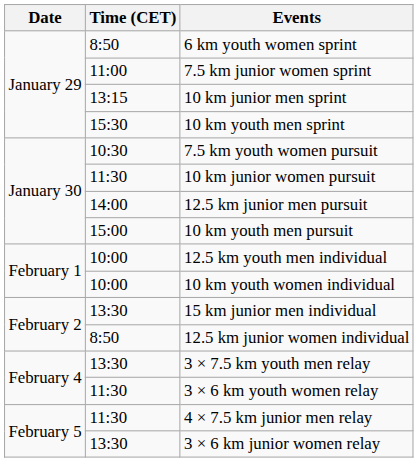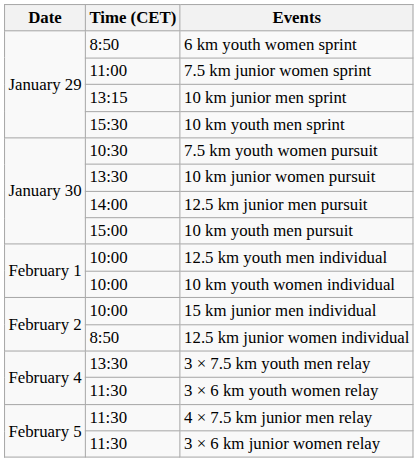(108, 177) 11:30 -> (109, 177) 13:30
(109, 310) 13:30 -> (109, 310) 10:00
(109, 444) 13:30 -> (108, 444) 11:30
